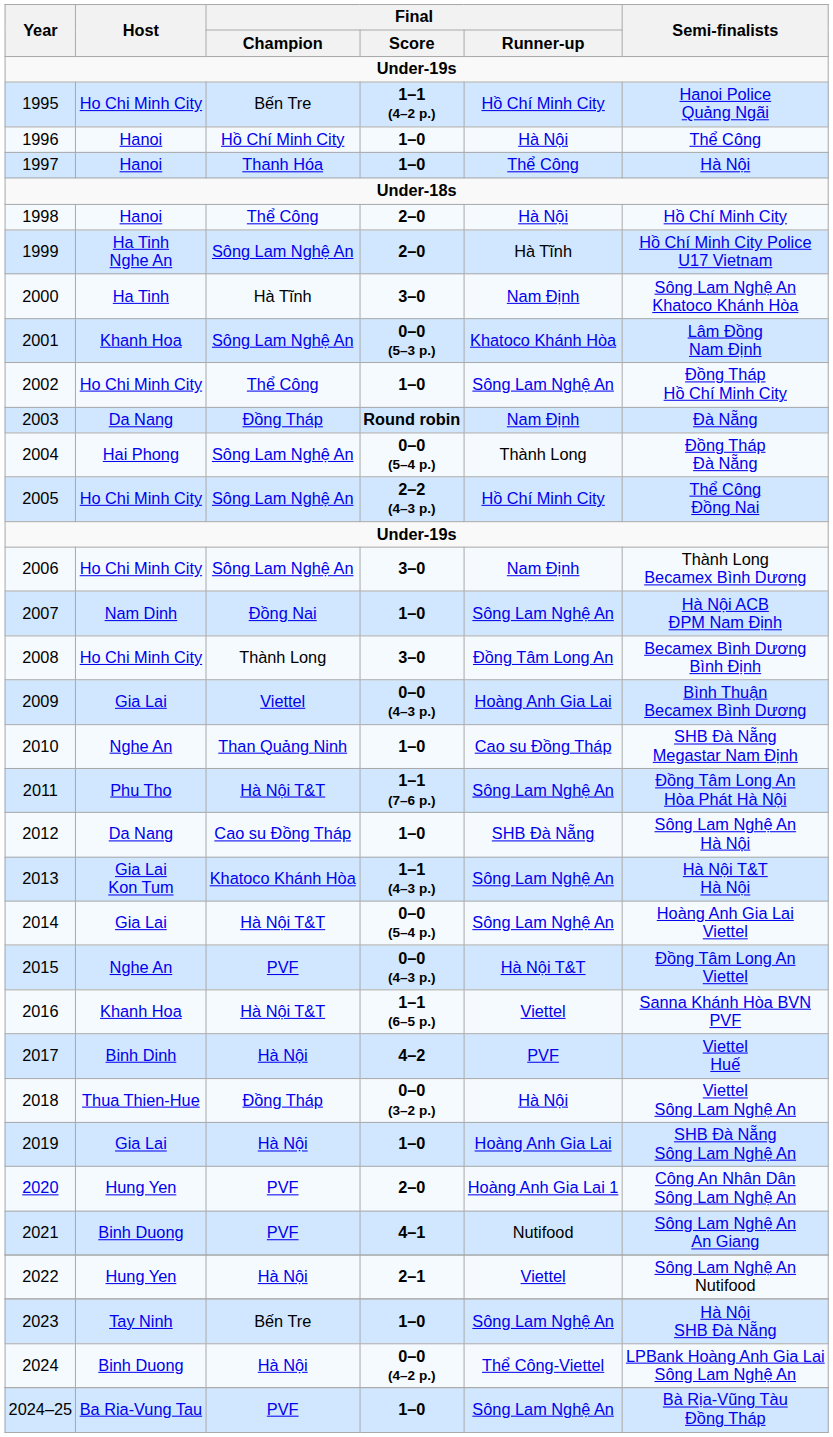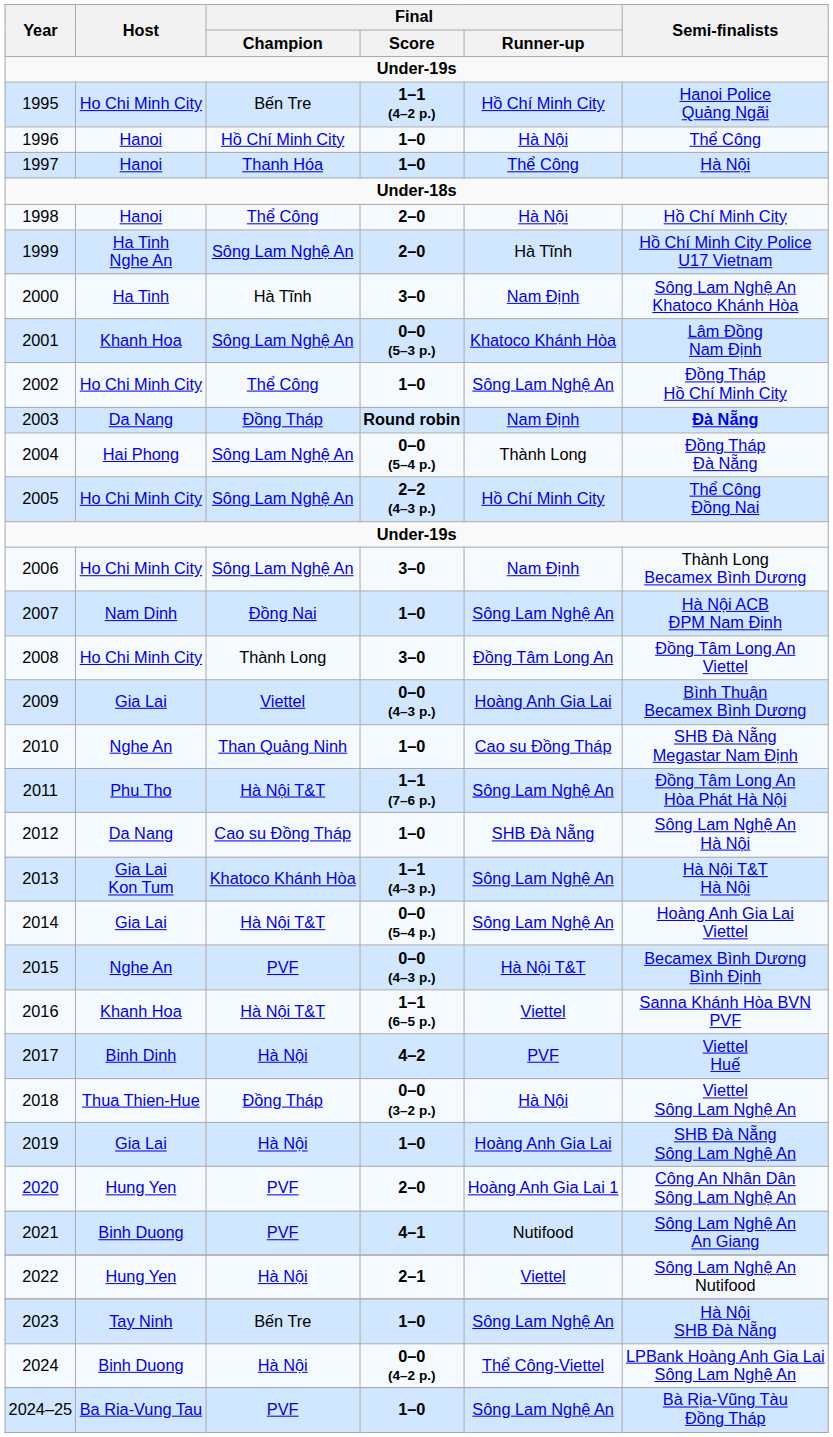(725, 419) normal -> (725, 419) bold
(725, 657) Becamex Bình Dương Bình Định -> (725, 657) Đồng Tâm Long An Viettel
(725, 967) Đồng Tâm Long An Viettel -> (725, 967) Becamex Bình Dương Bình Định
